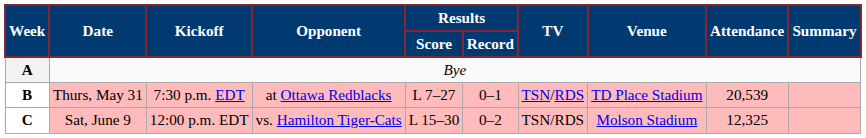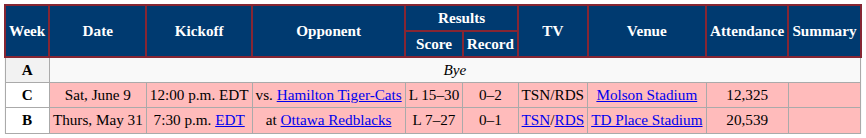rows swapped: (27, 95) <-> (27, 120)
